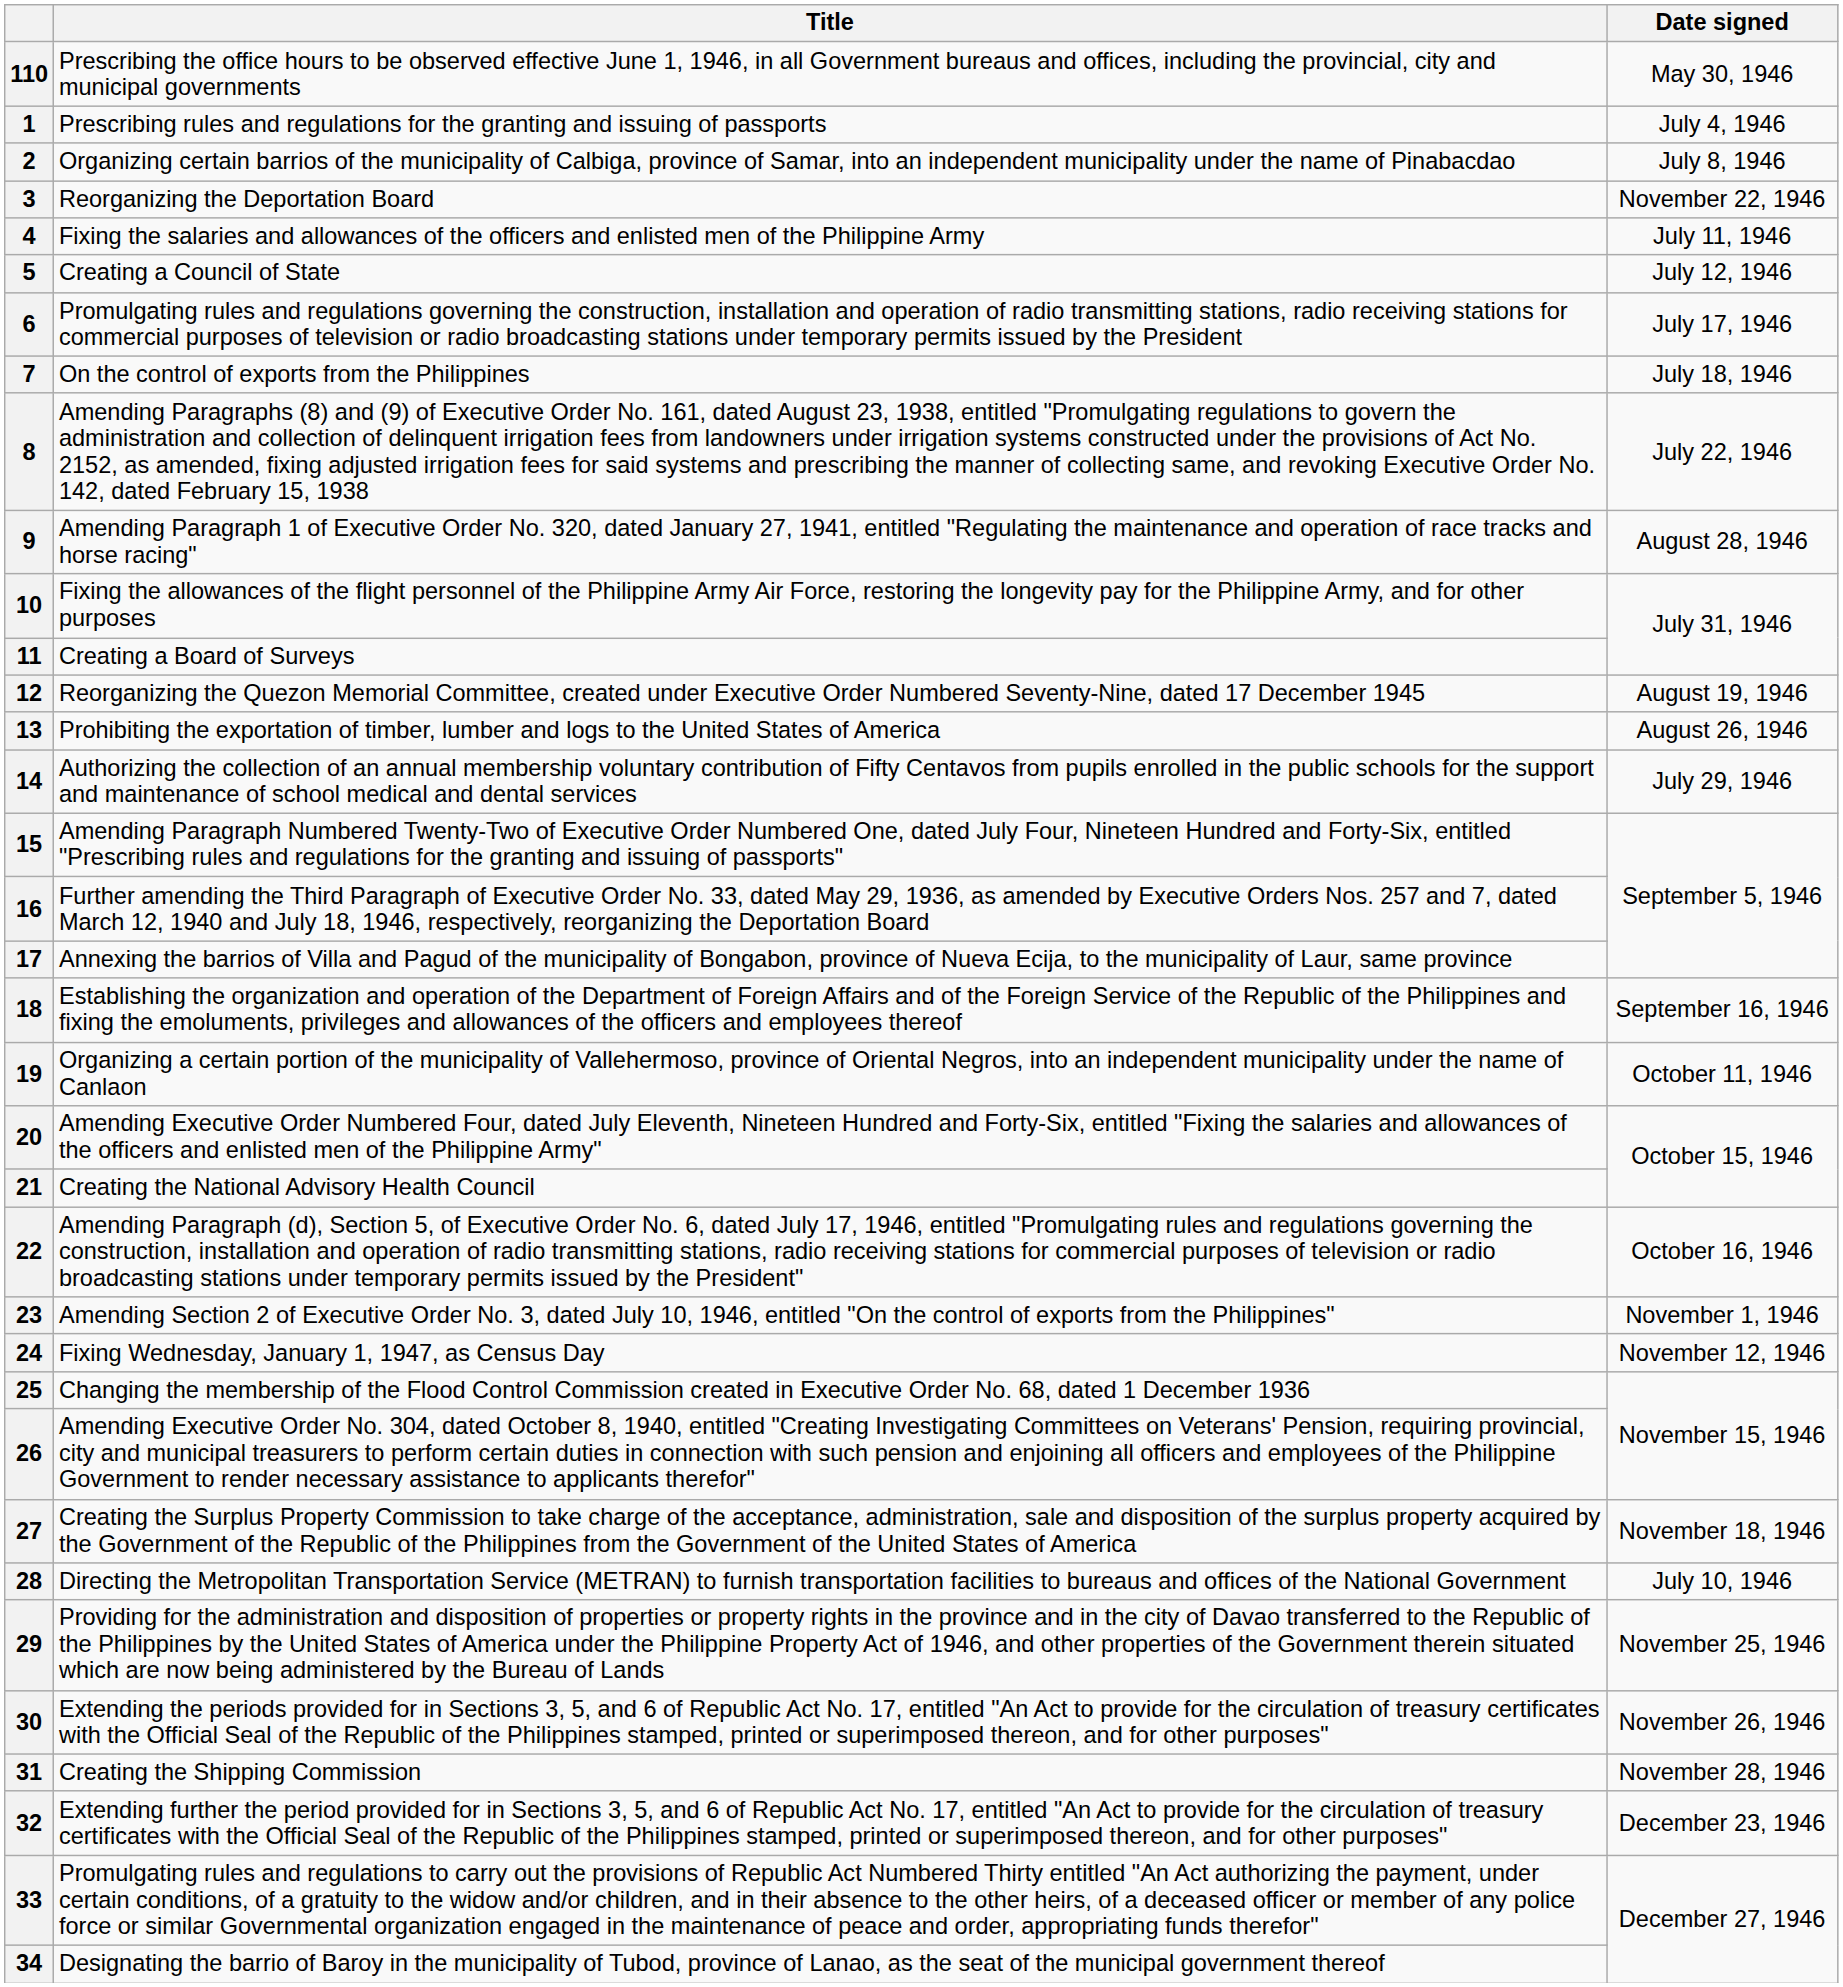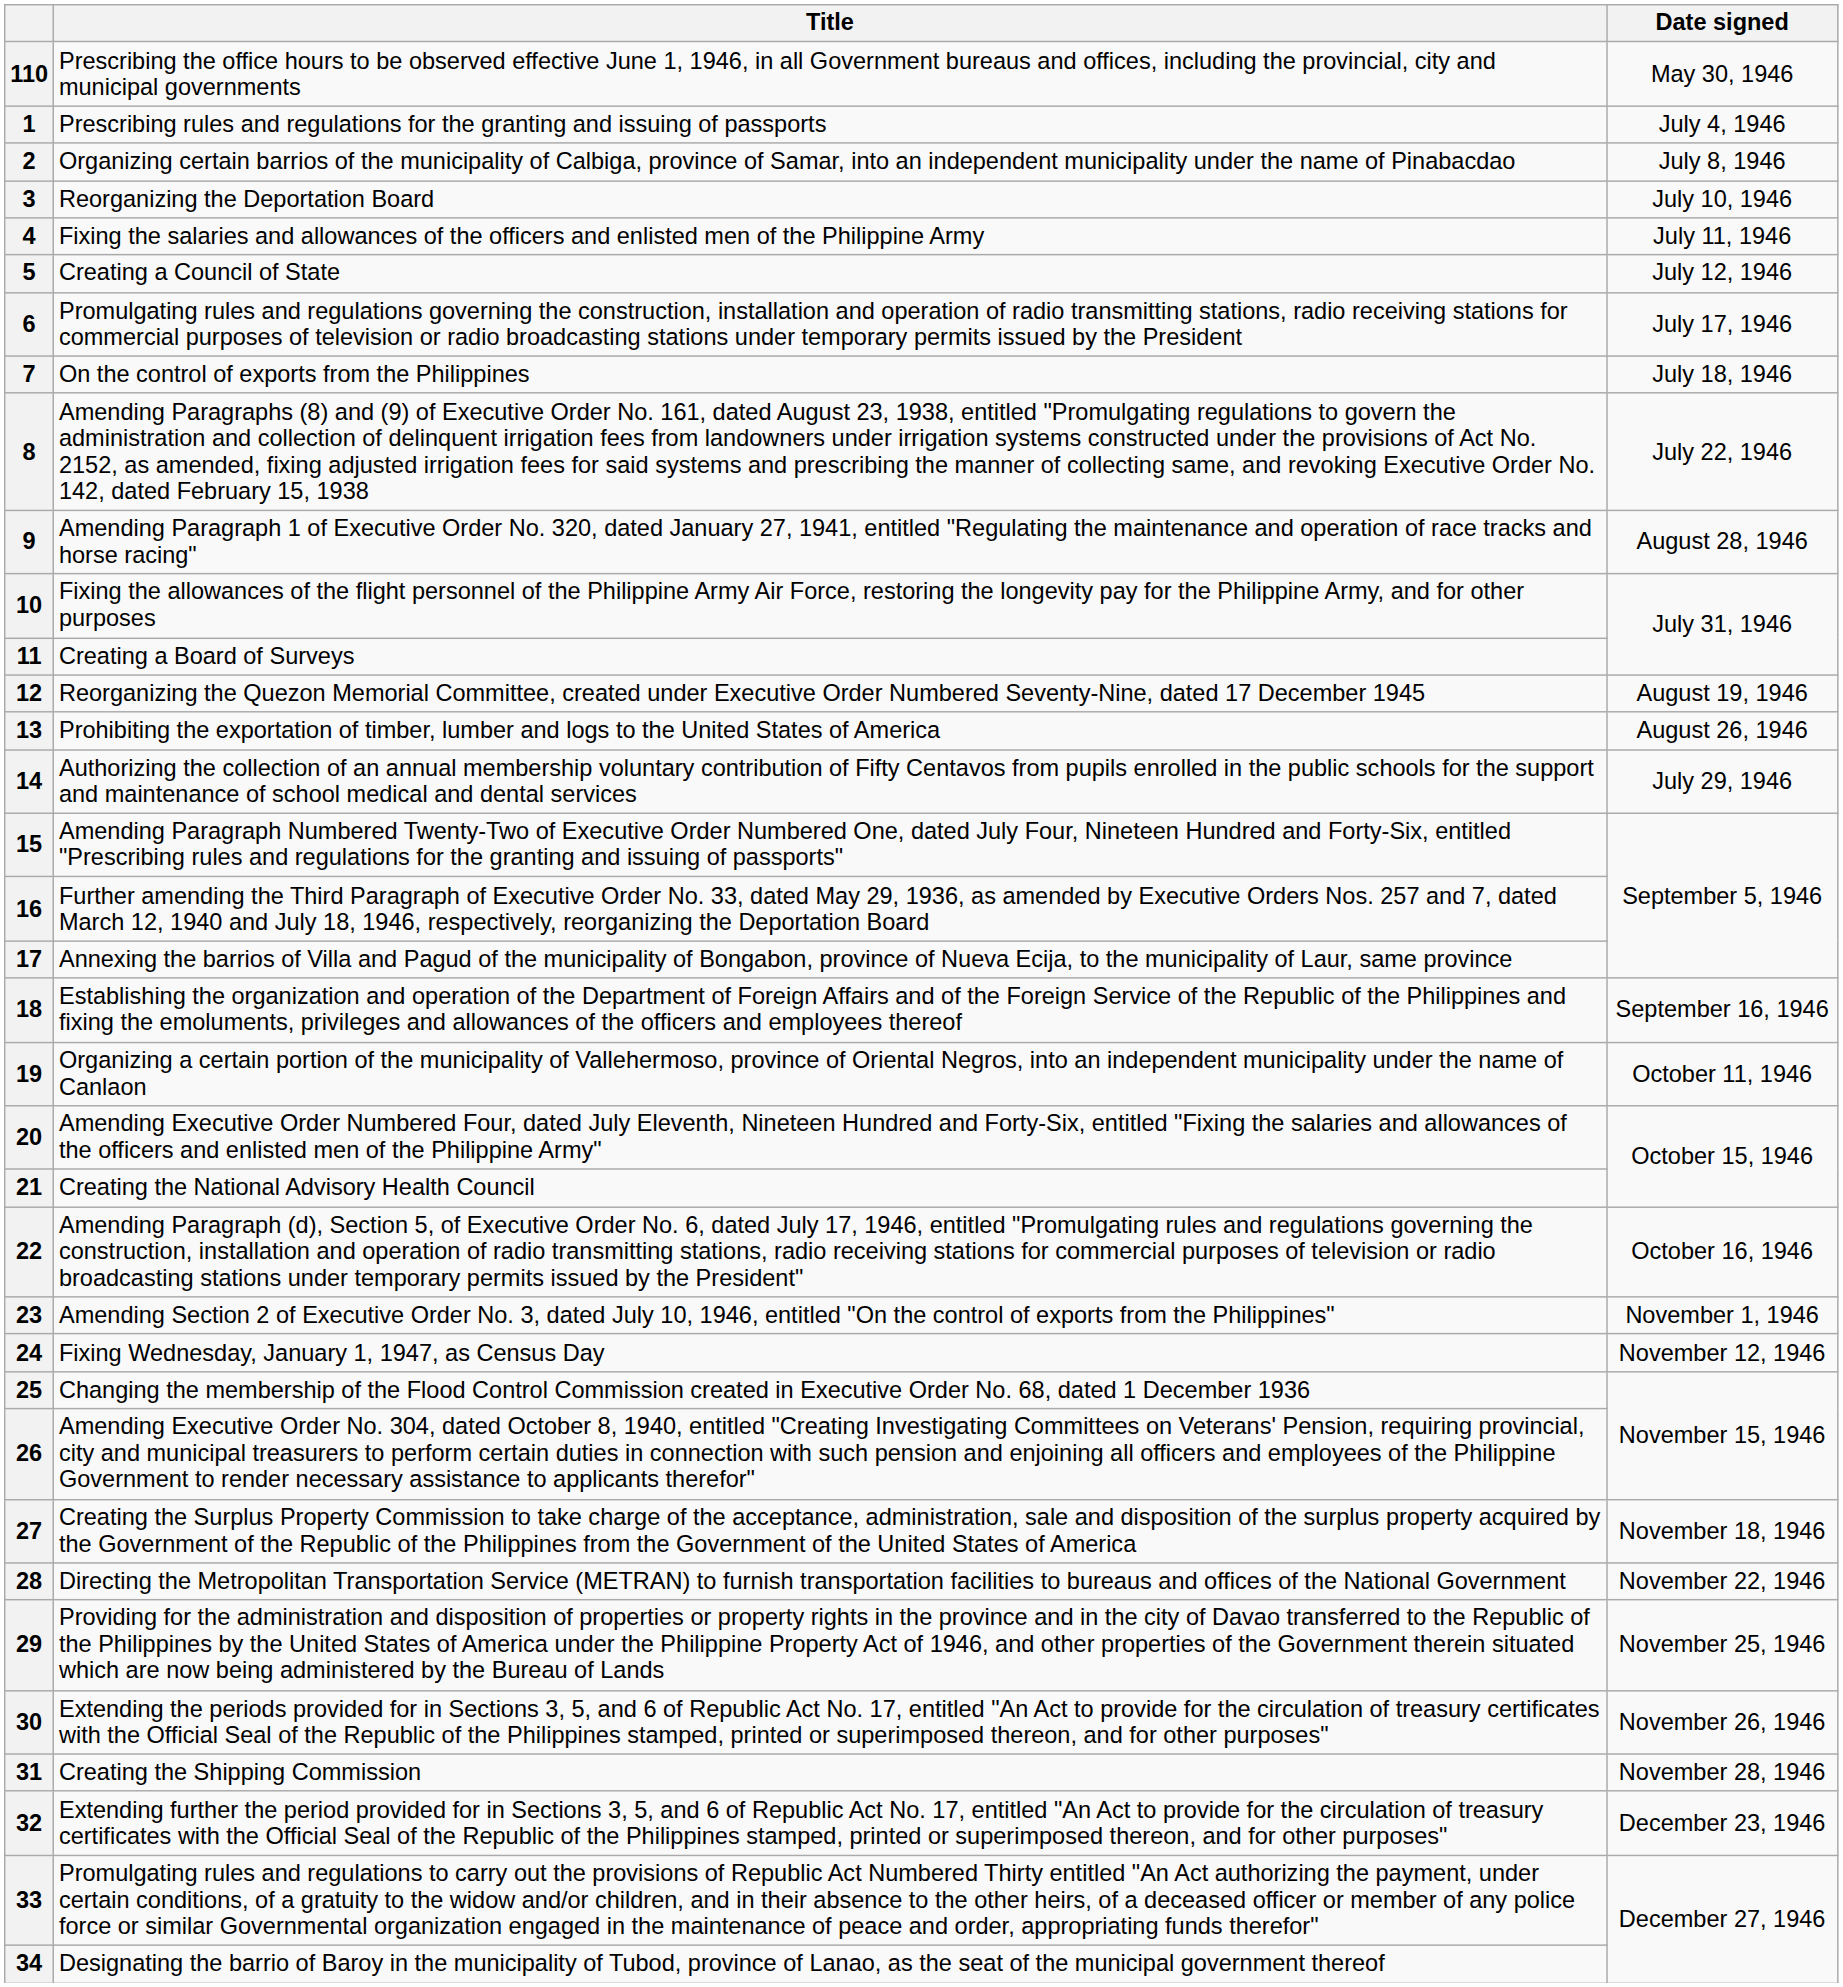(1722, 198) November 22, 1946 -> (1722, 198) July 10, 1946
(1722, 1581) July 10, 1946 -> (1722, 1581) November 22, 1946
